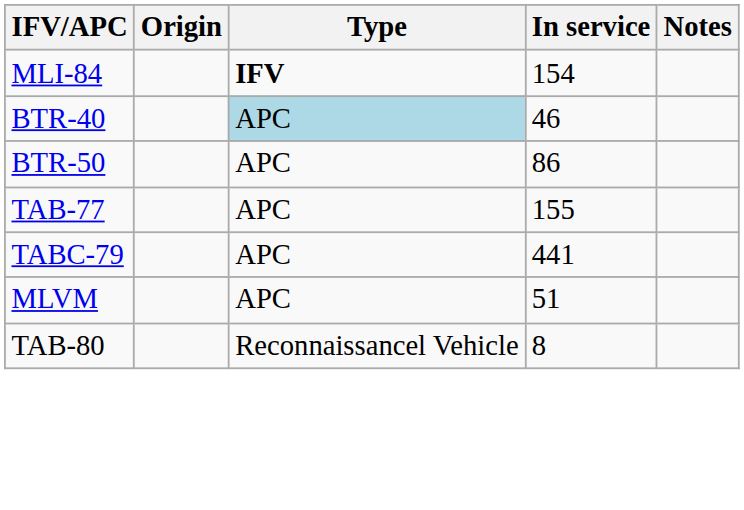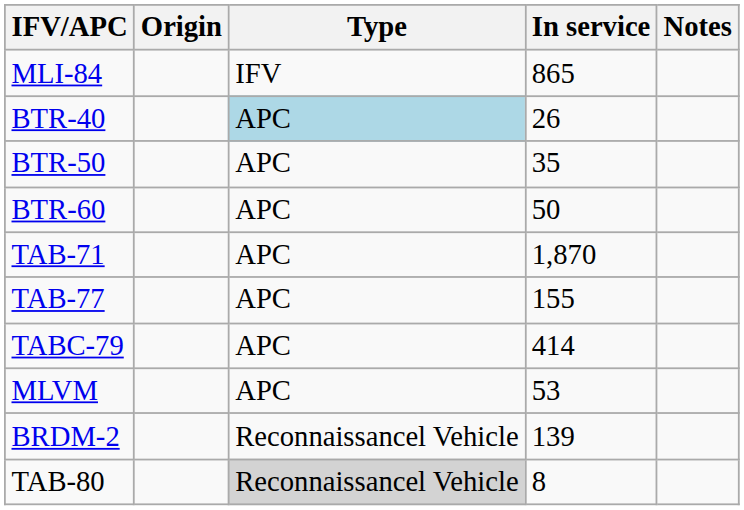(260, 72) bold -> (258, 72) normal
(553, 72) 154 -> (553, 72) 865
(546, 118) 46 -> (546, 118) 26
(546, 163) 86 -> (546, 163) 35
+ row: (58, 208)
+ row: (58, 254)
(553, 254) 441 -> (553, 345) 414
(546, 299) 51 -> (546, 390) 53
+ row: (66, 436)
(377, 345) no background -> (377, 481) lightgrey background
